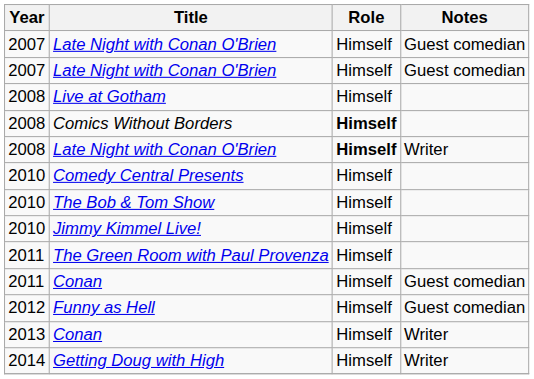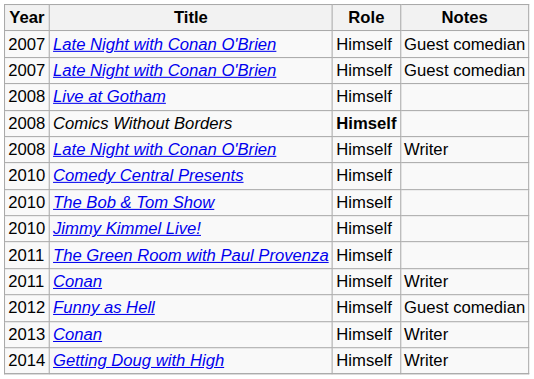(366, 149) bold -> (364, 149) normal
(465, 281) Guest comedian -> (426, 281) Writer
